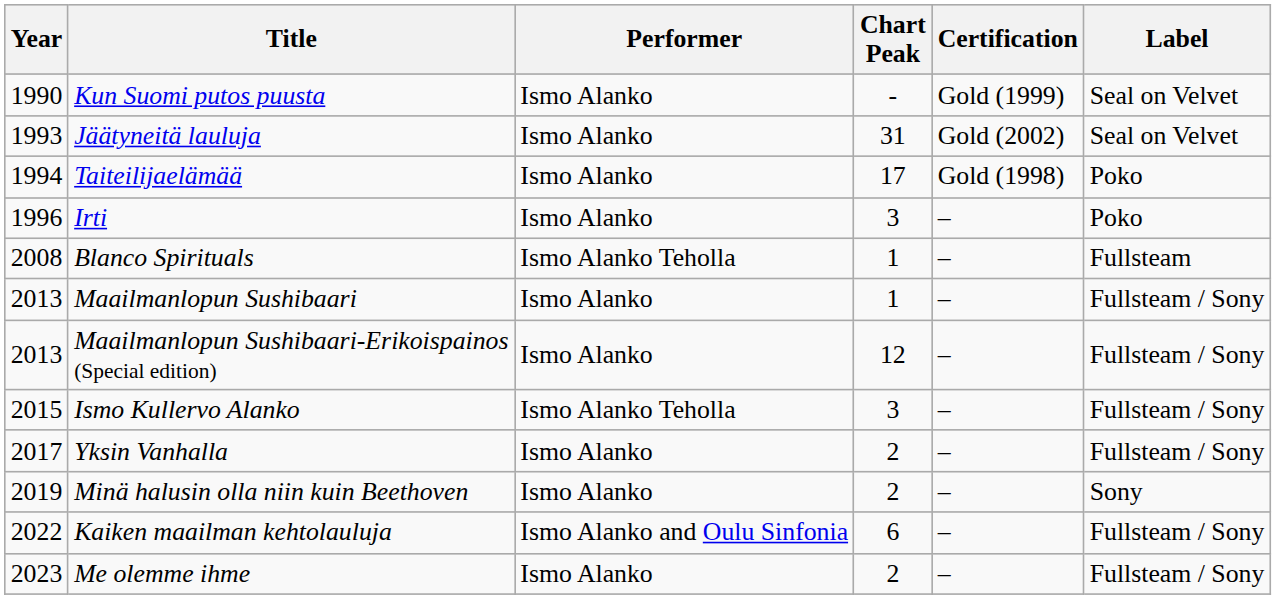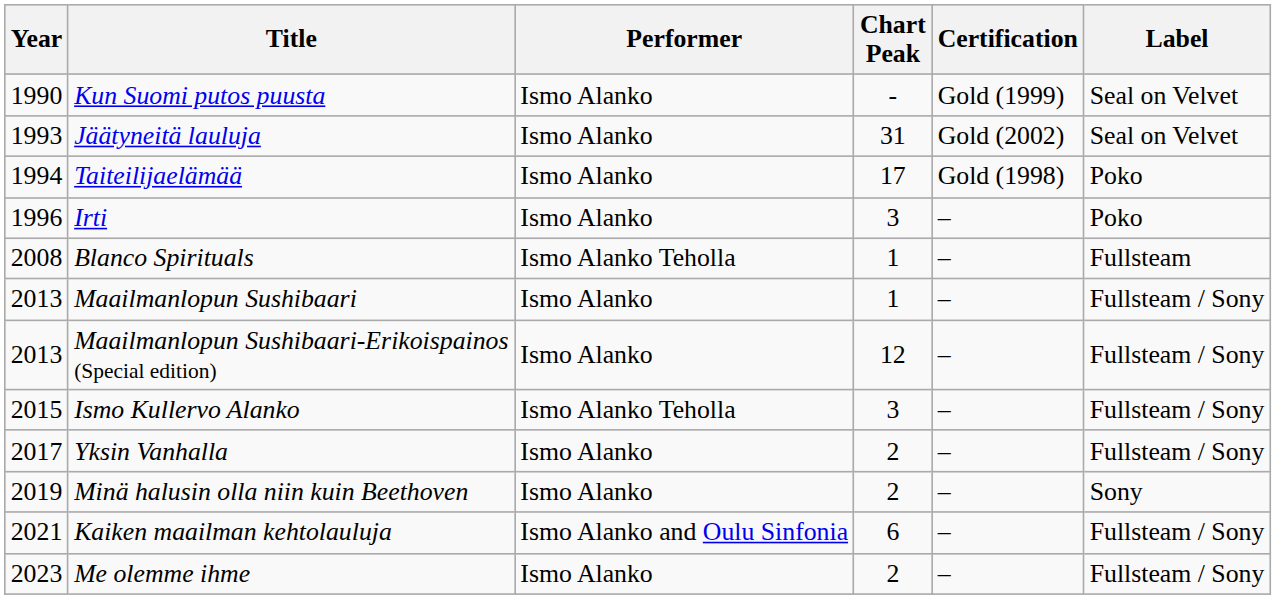(37, 532) 2022 -> (37, 532) 2021
